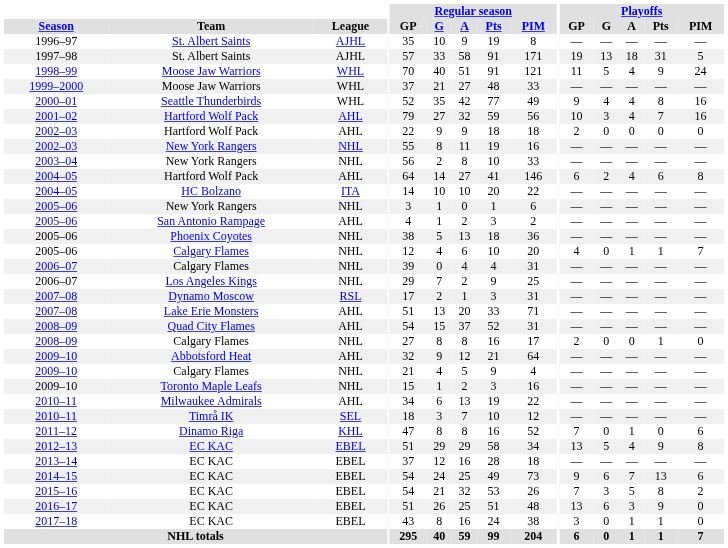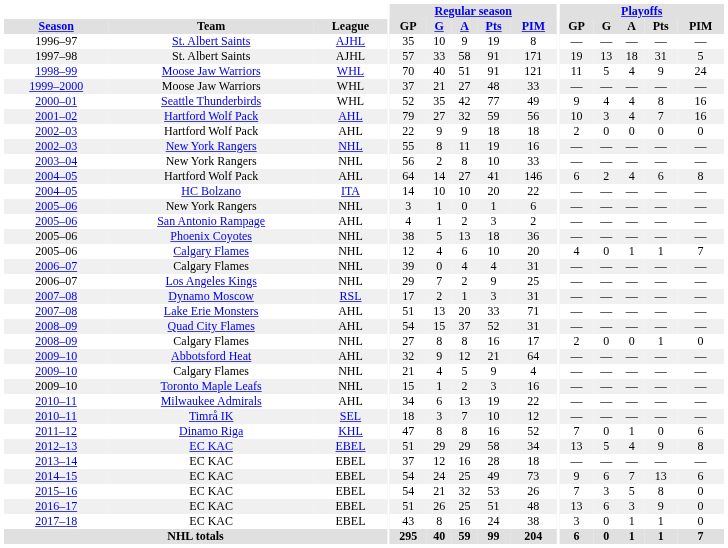(701, 491) 2 -> (701, 491) 0
